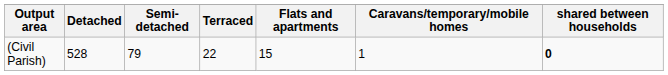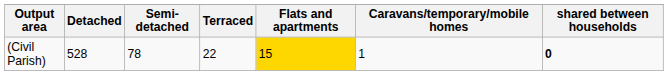(134, 53) 79 -> (134, 53) 78
(266, 53) no background -> (266, 53) gold background
